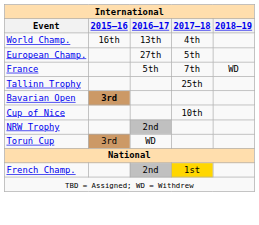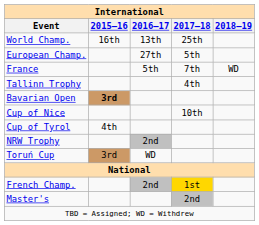(192, 40) 4th -> (192, 40) 25th
(192, 84) 25th -> (192, 84) 4th
+ row: (38, 127)
+ row: (28, 199)
